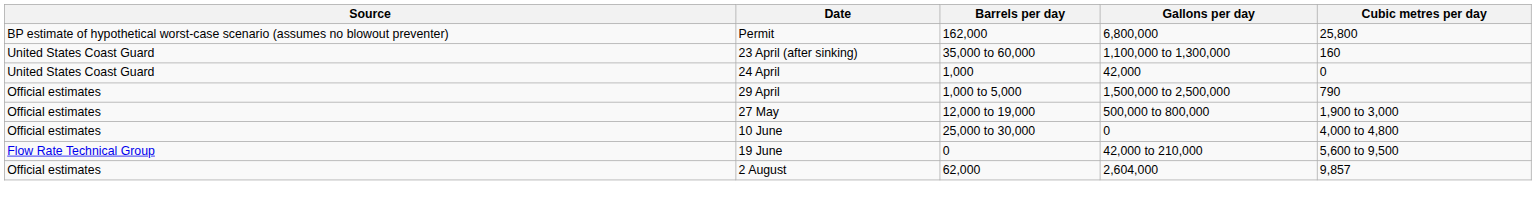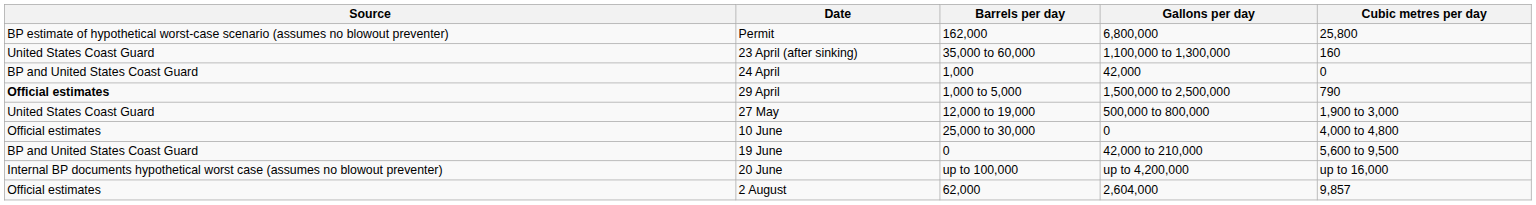(81, 72) United States Coast Guard -> (103, 72) BP and United States Coast Guard
(54, 92) normal -> (58, 92) bold
(54, 111) Official estimates -> (81, 111) United States Coast Guard
(81, 151) Flow Rate Technical Group -> (103, 151) BP and United States Coast Guard
+ row: (760, 170)
